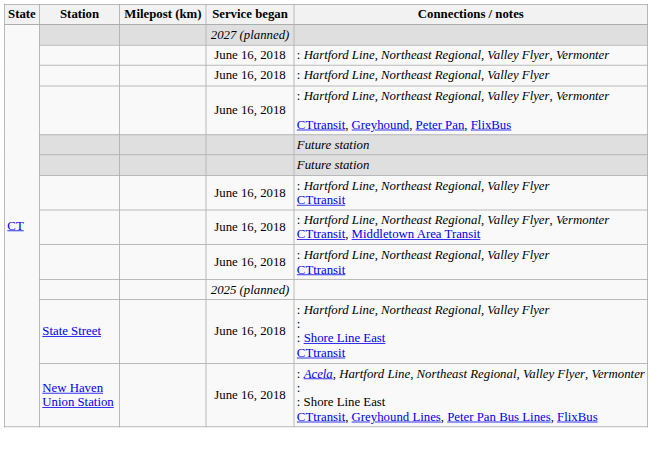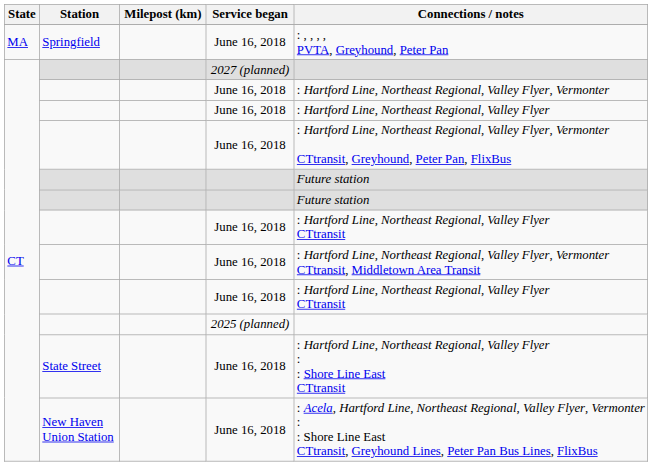+ row: (71, 42)
